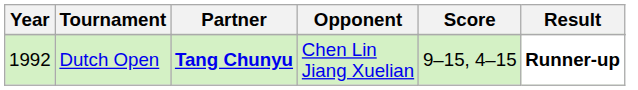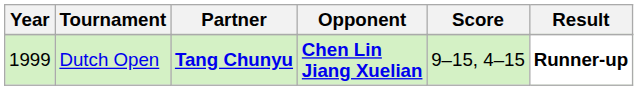(30, 60) 1992 -> (30, 60) 1999
(358, 60) normal -> (362, 60) bold
